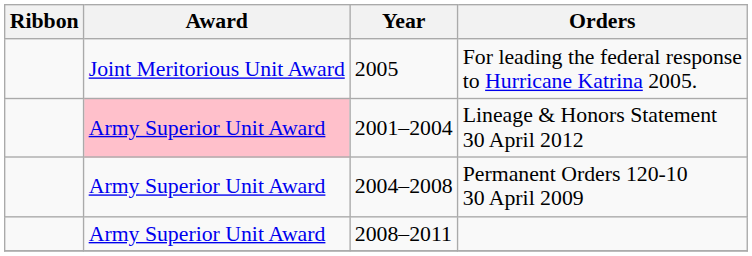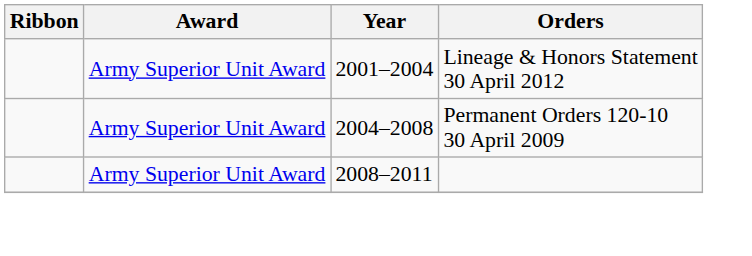- row: (377, 68)
(207, 127) pink background -> (207, 68) no background
